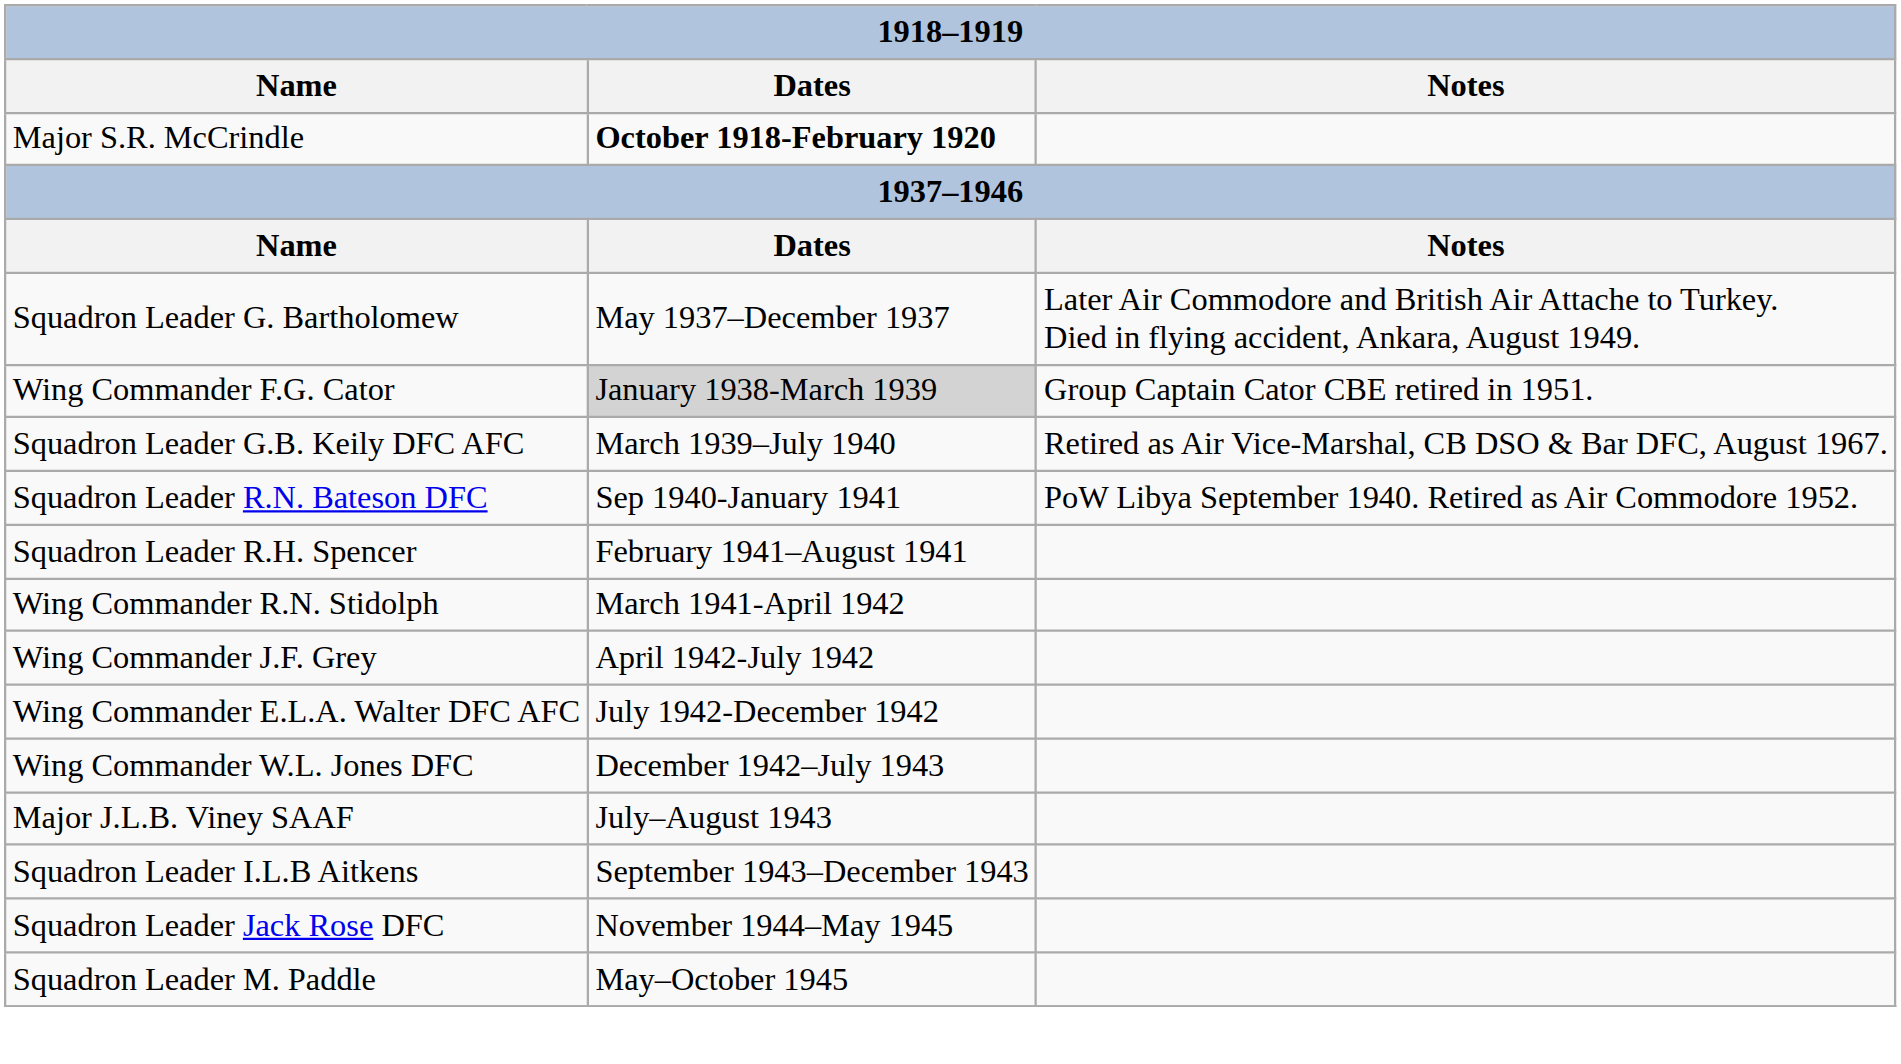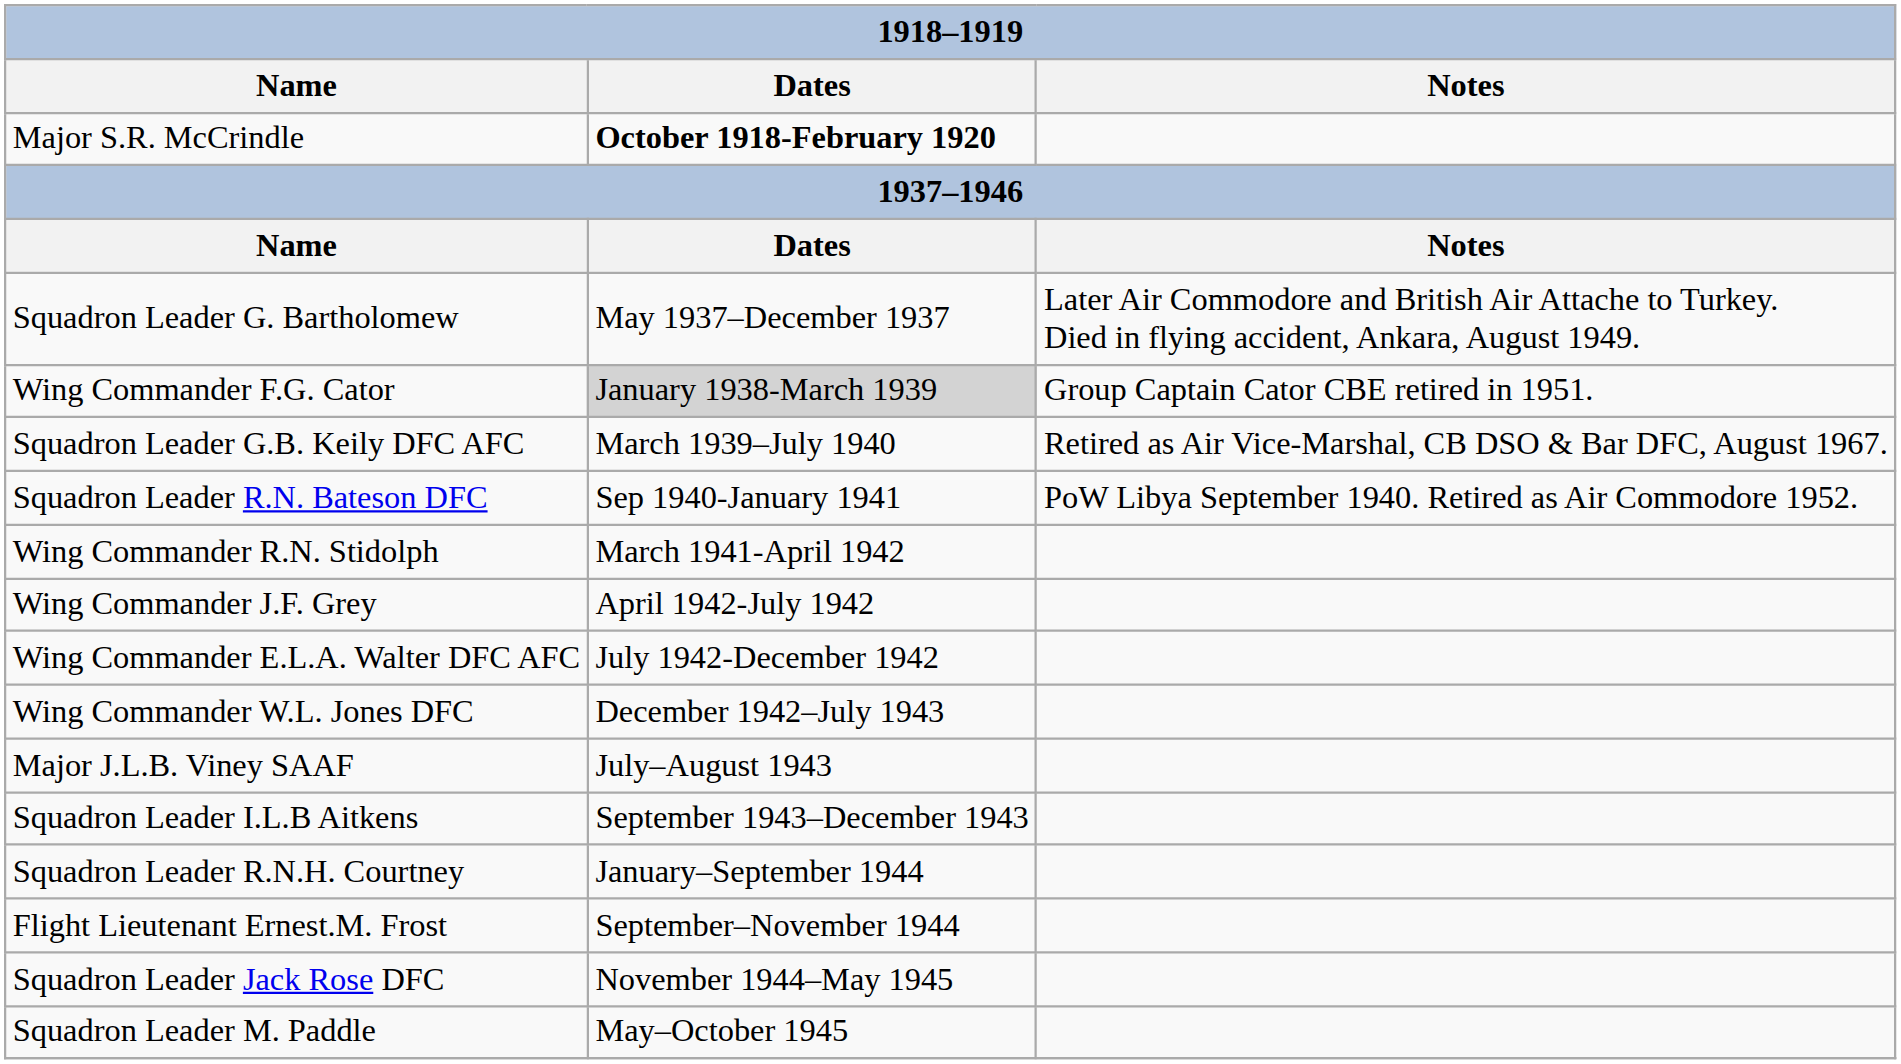- row: (215, 550)
+ row: (238, 871)
+ row: (230, 924)
